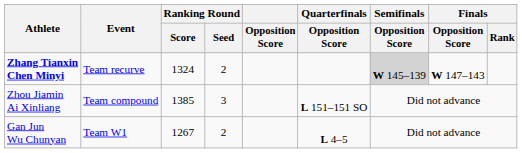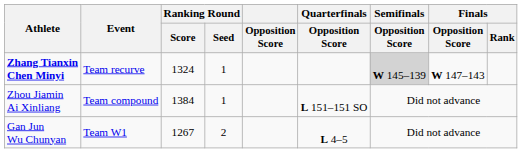(224, 69) 2 -> (224, 69) 1
(183, 101) 1385 -> (183, 101) 1384
(224, 101) 3 -> (224, 101) 1
